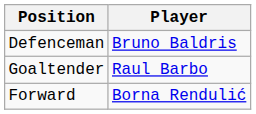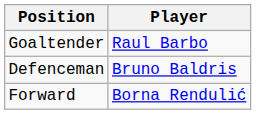rows swapped: (56, 70) <-> (56, 44)
